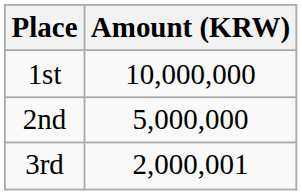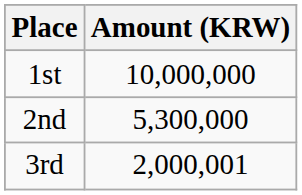(190, 119) 5,000,000 -> (190, 119) 5,300,000
